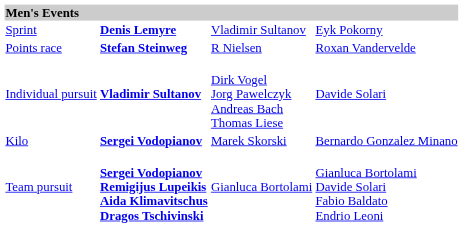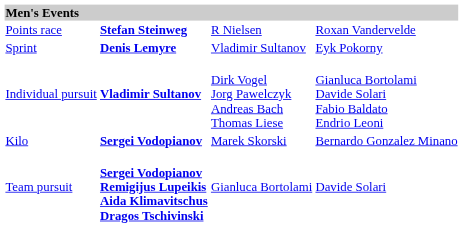rows swapped: (21, 30) <-> (34, 47)
(351, 94) Davide Solari -> (366, 101) Gianluca Bortolami Davide Solari Fabio Baldato Endrio Leoni
(366, 194) Gianluca Bortolami Davide Solari Fabio Baldato Endrio Leoni -> (351, 187) Davide Solari
